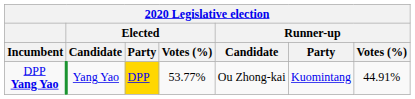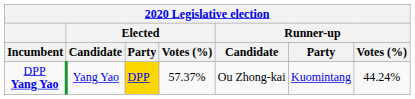(187, 77) 53.77% -> (187, 77) 57.37%
(382, 77) 44.91% -> (382, 77) 44.24%
